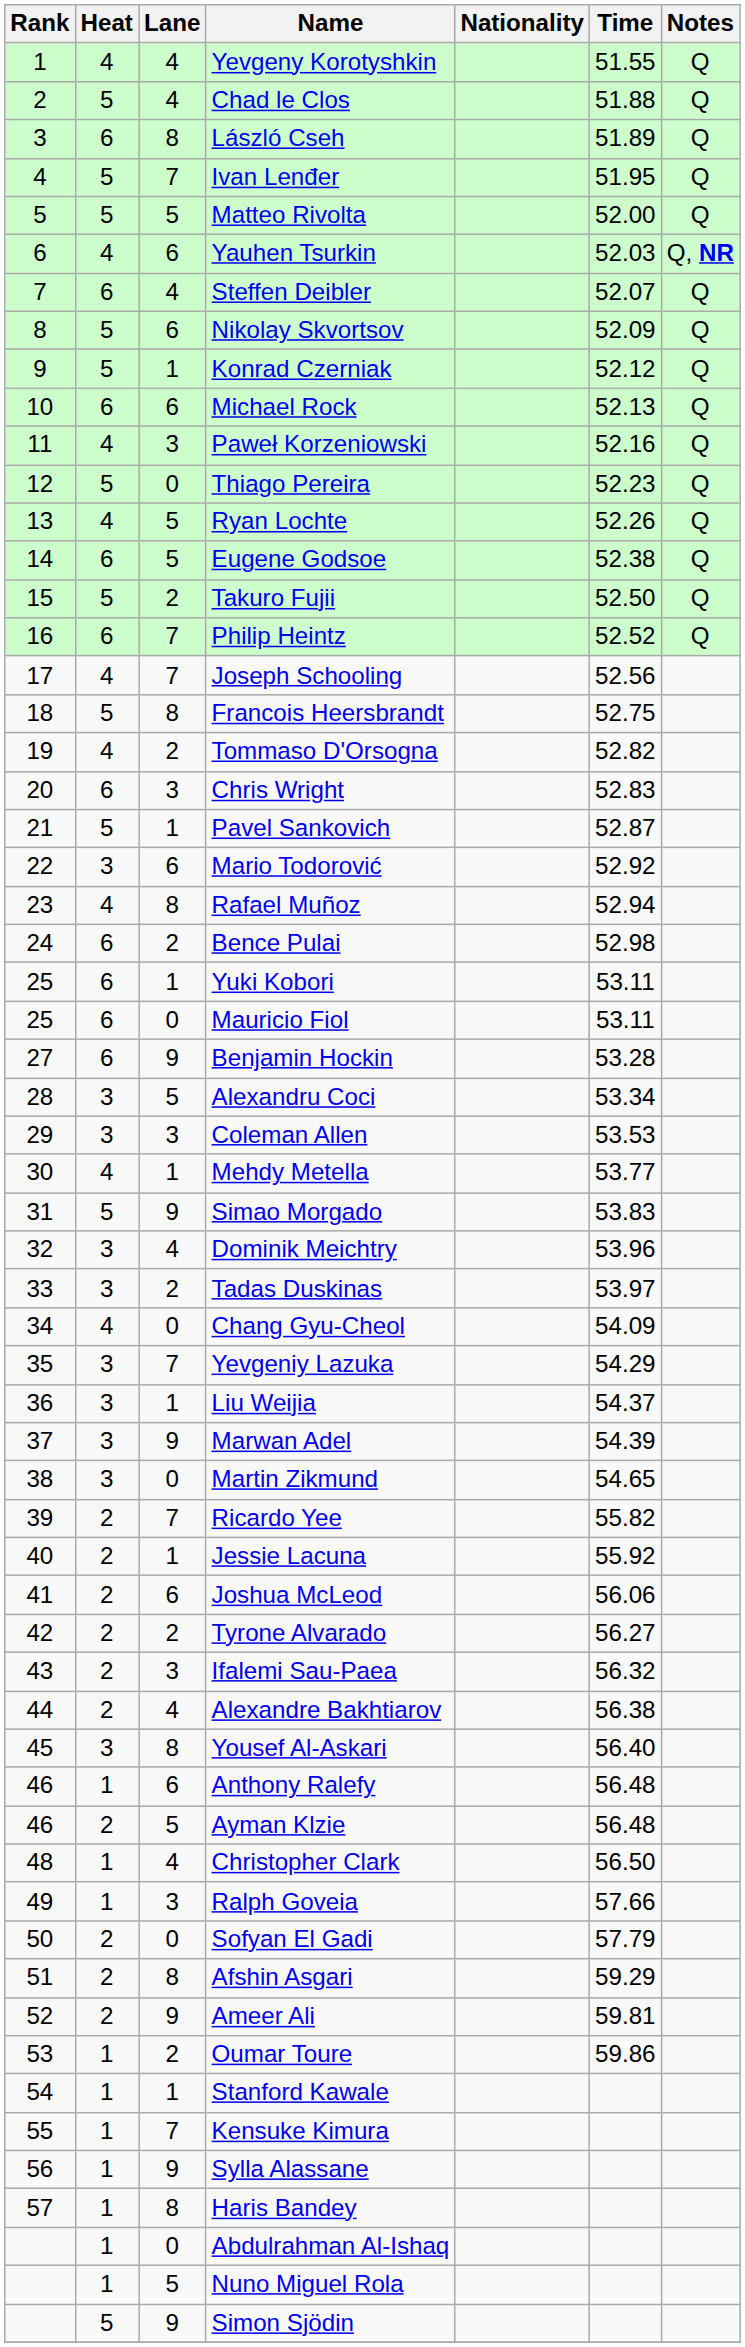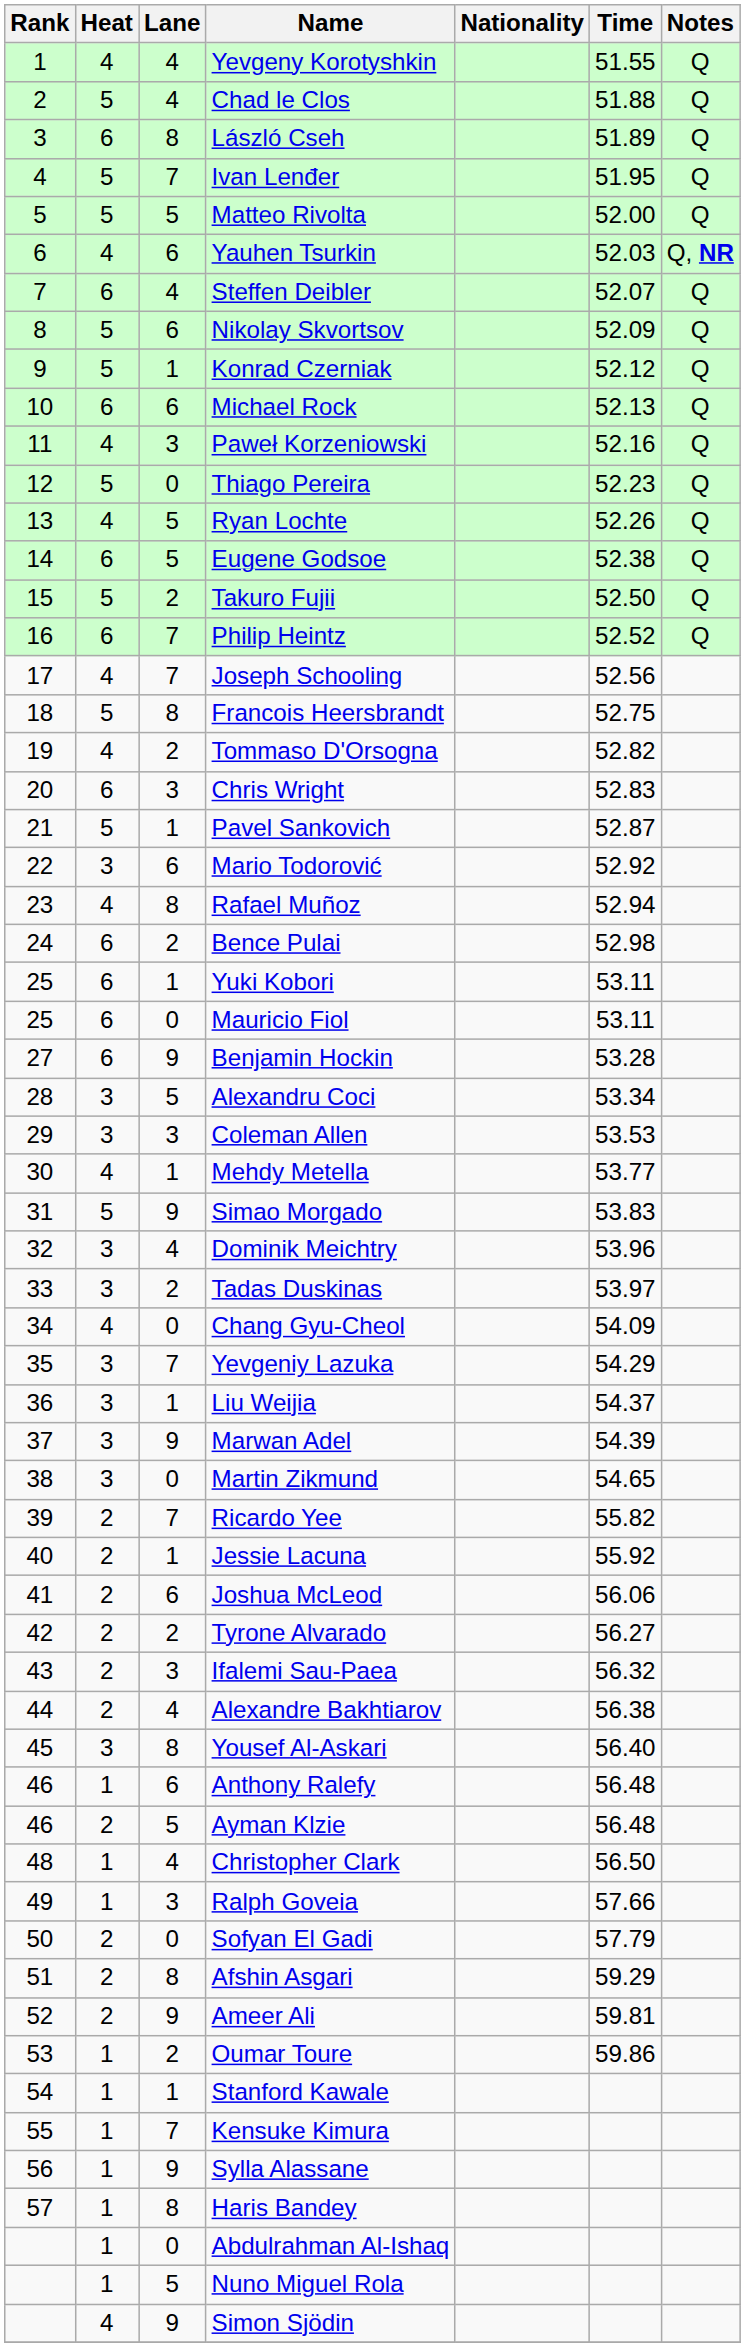(107, 2322) 5 -> (107, 2322) 4
